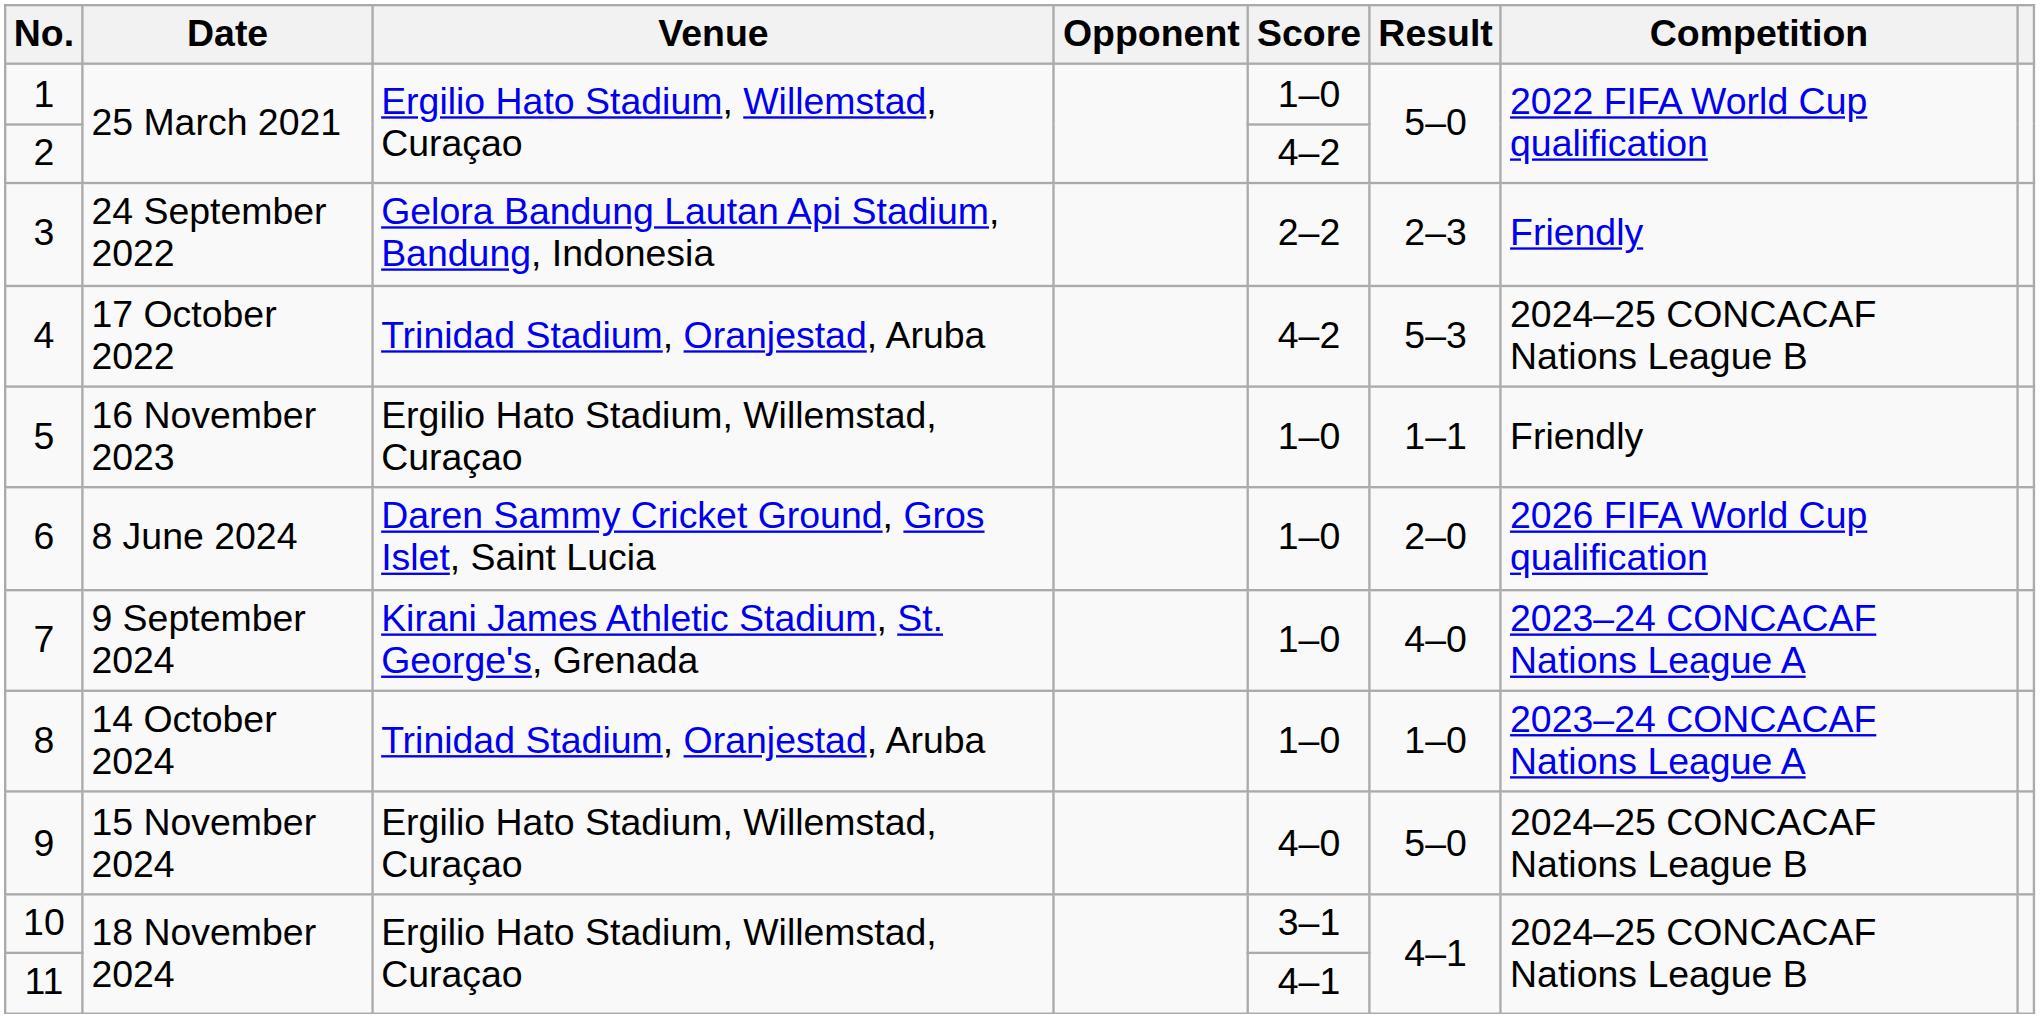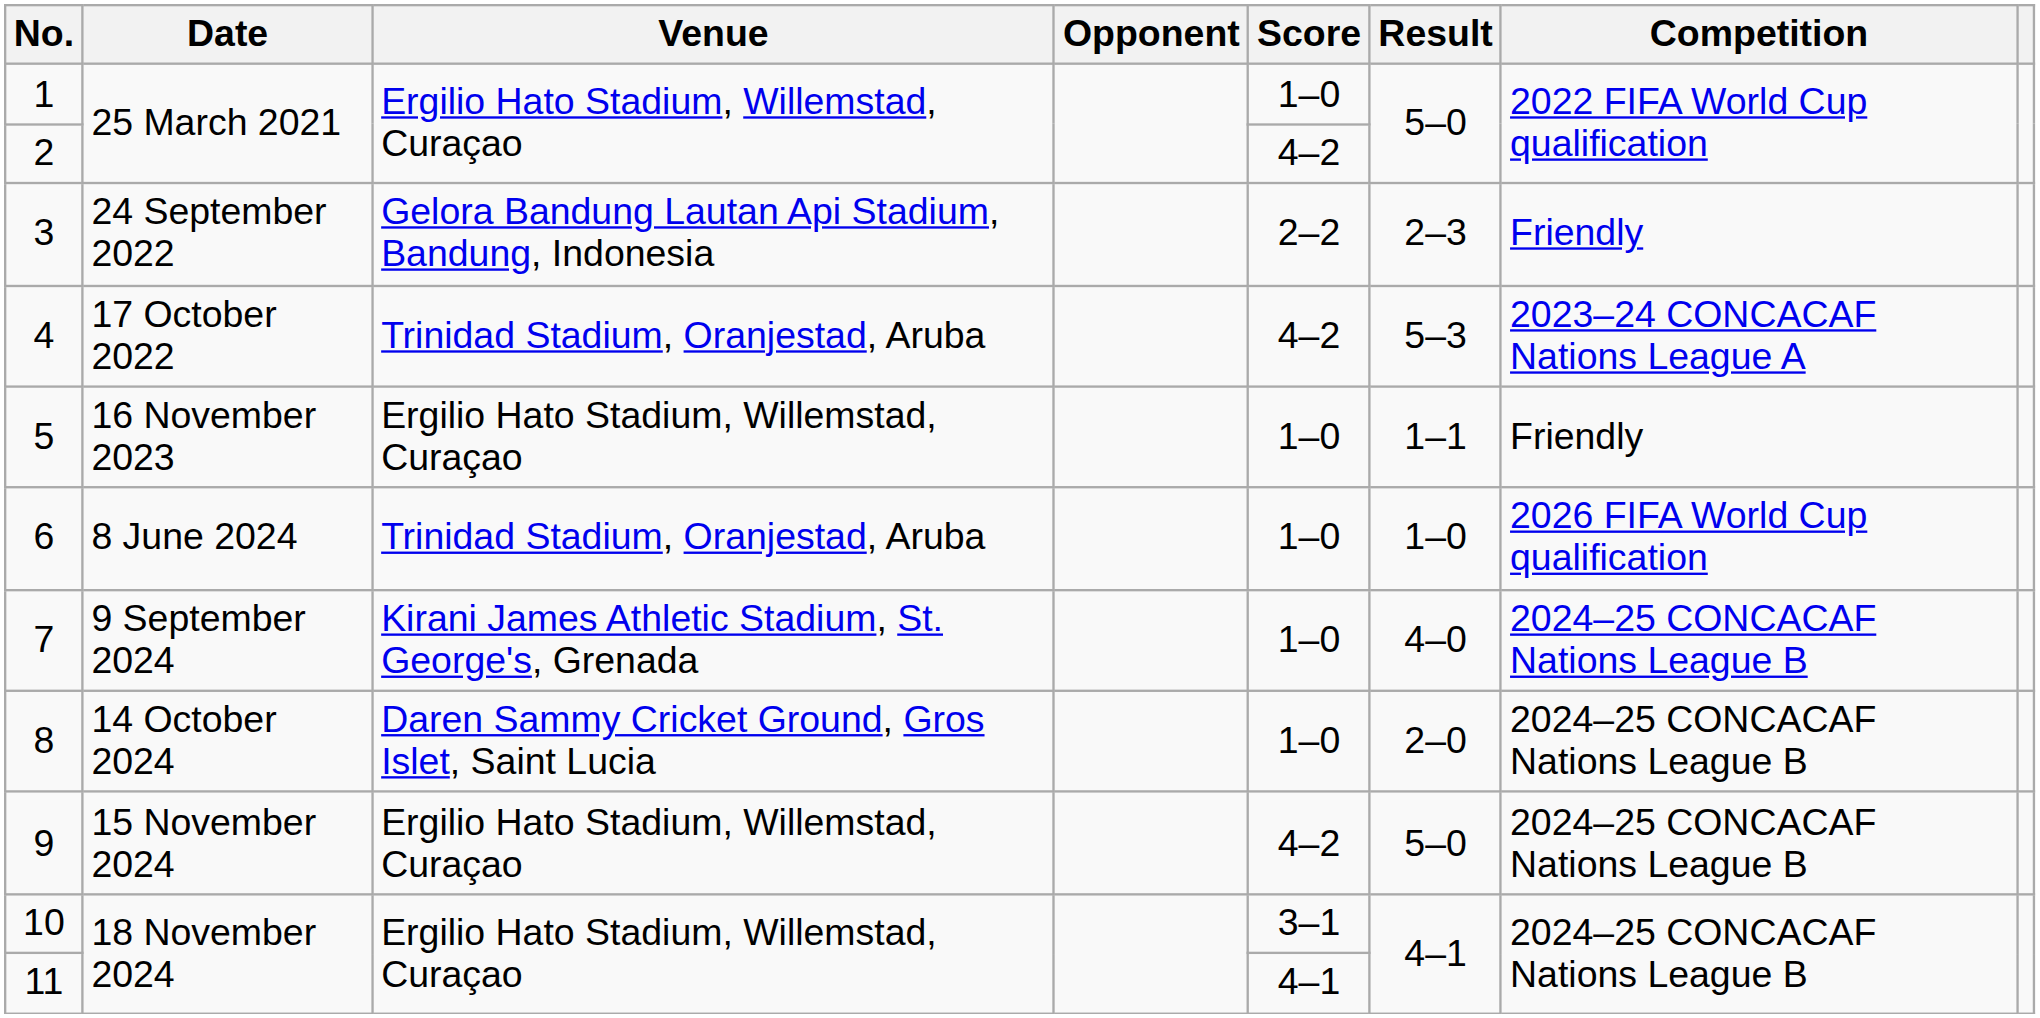(1693, 334) 2024–25 CONCACAF Nations League B -> (1693, 334) 2023–24 CONCACAF Nations League A
(683, 537) Daren Sammy Cricket Ground, Gros Islet, Saint Lucia -> (683, 537) Trinidad Stadium, Oranjestad, Aruba
(1436, 537) 2–0 -> (1436, 537) 1–0
(1693, 639) 2023–24 CONCACAF Nations League A -> (1693, 639) 2024–25 CONCACAF Nations League B
(683, 740) Trinidad Stadium, Oranjestad, Aruba -> (683, 740) Daren Sammy Cricket Ground, Gros Islet, Saint Lucia
(1436, 740) 1–0 -> (1436, 740) 2–0
(1693, 740) 2023–24 CONCACAF Nations League A -> (1693, 740) 2024–25 CONCACAF Nations League B
(1309, 842) 4–0 -> (1309, 842) 4–2
